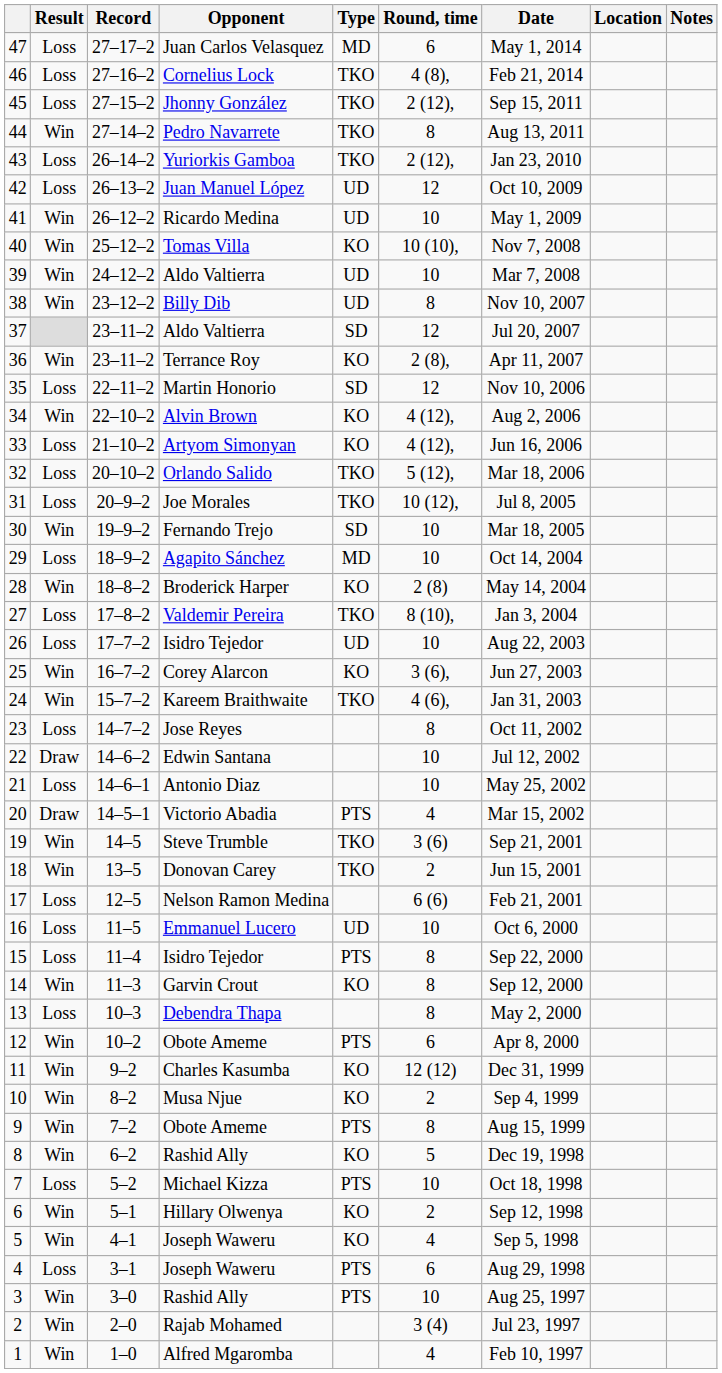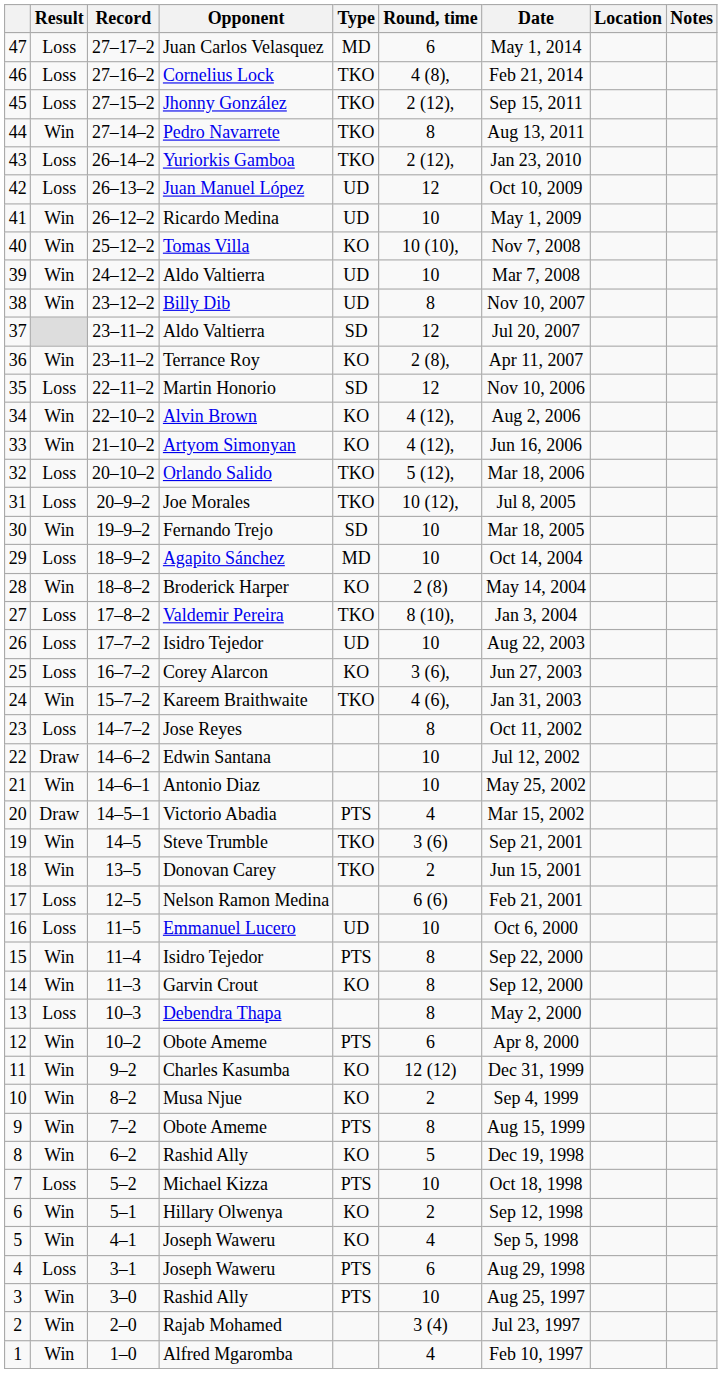(59, 445) Loss -> (59, 445) Win
(59, 672) Win -> (59, 672) Loss
(59, 786) Loss -> (59, 786) Win
(59, 956) Loss -> (59, 956) Win
